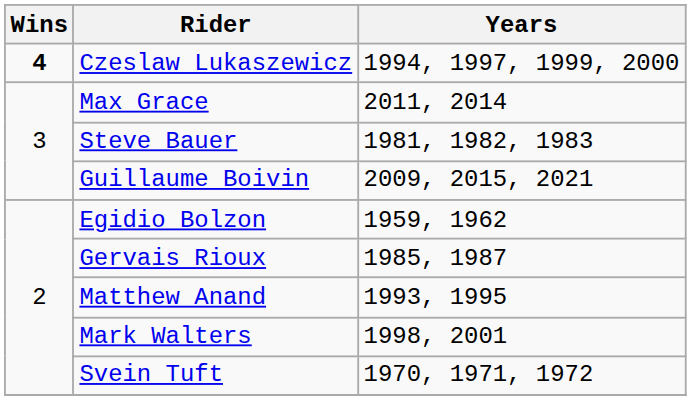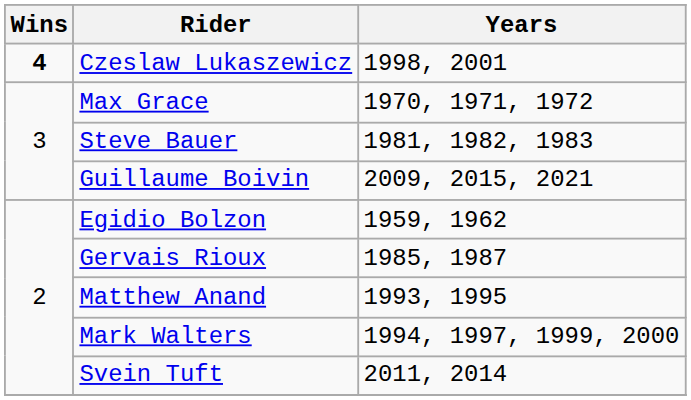(521, 63) 1994, 1997, 1999, 2000 -> (435, 63) 1998, 2001
(435, 102) 2011, 2014 -> (478, 102) 1970, 1971, 1972
(435, 336) 1998, 2001 -> (521, 336) 1994, 1997, 1999, 2000
(478, 375) 1970, 1971, 1972 -> (435, 375) 2011, 2014
